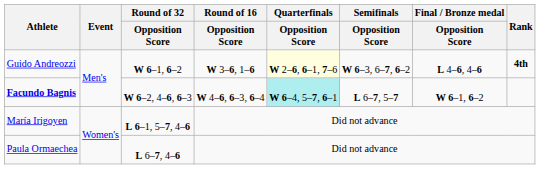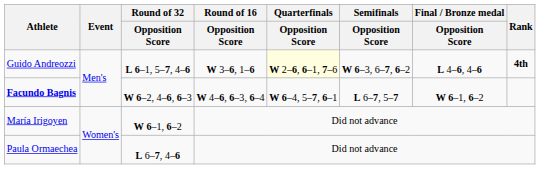(158, 70) W 6–1, 6–2 -> (158, 70) L 6–1, 5–7, 4–6
(303, 98) paleturquoise background -> (303, 98) no background
(158, 127) L 6–1, 5–7, 4–6 -> (158, 127) W 6–1, 6–2
